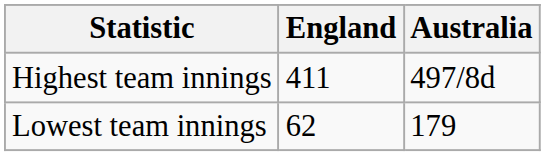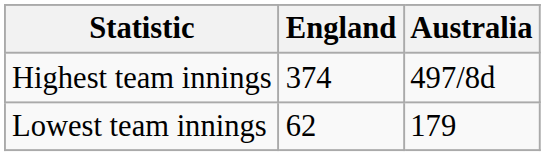(308, 77) 411 -> (309, 77) 374
